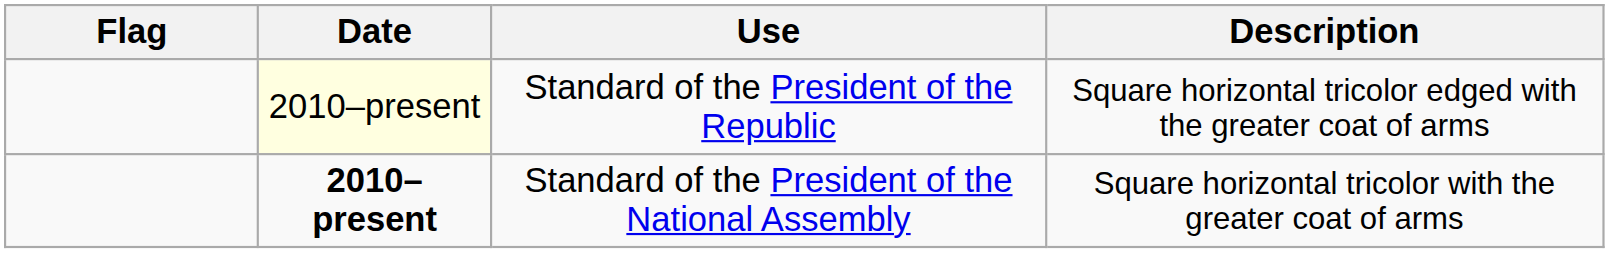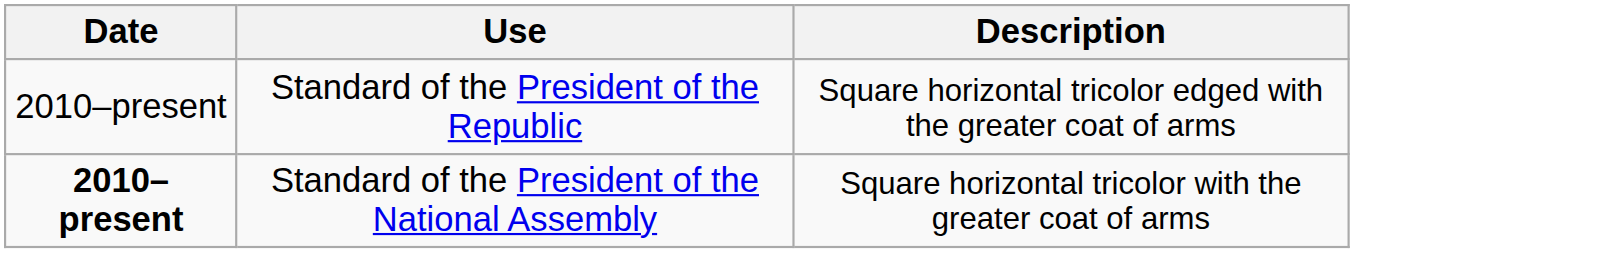- column: (132, 31)
(375, 106) lightyellow background -> (121, 106) no background
